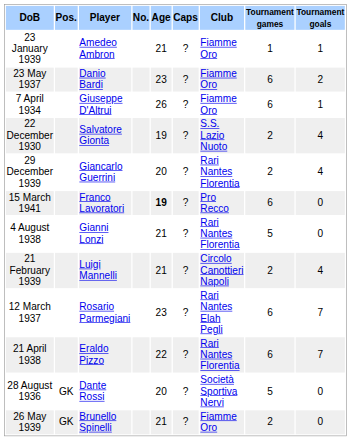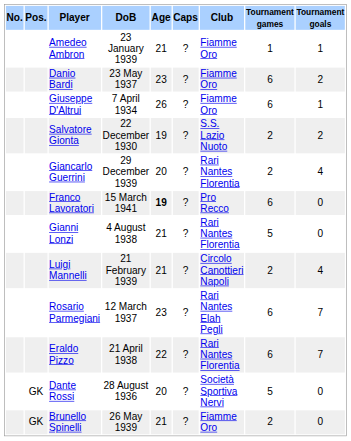columns swapped: (141, 18) <-> (30, 18)
(320, 135) 4 -> (320, 135) 2
